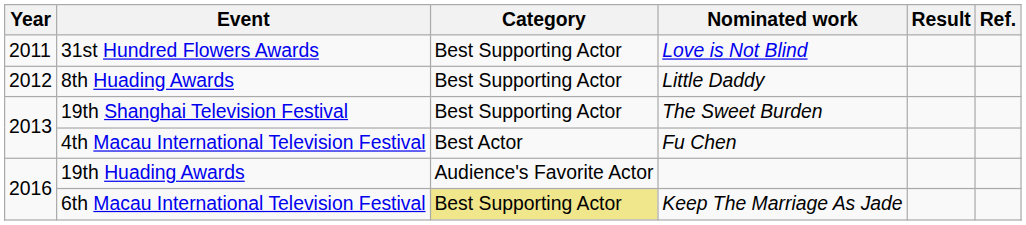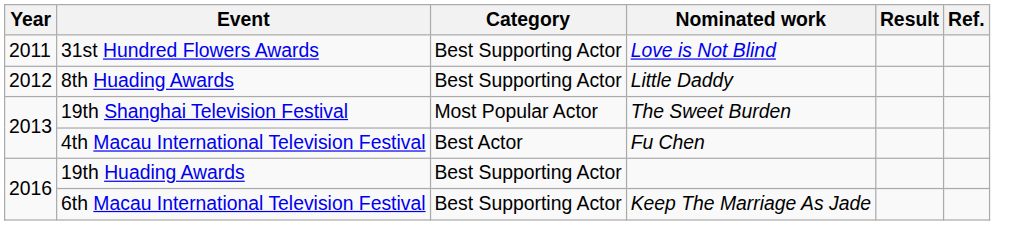(528, 111) Best Supporting Actor -> (516, 111) Most Popular Actor
(544, 173) Audience's Favorite Actor -> (528, 173) Best Supporting Actor
(528, 204) khaki background -> (528, 204) no background
